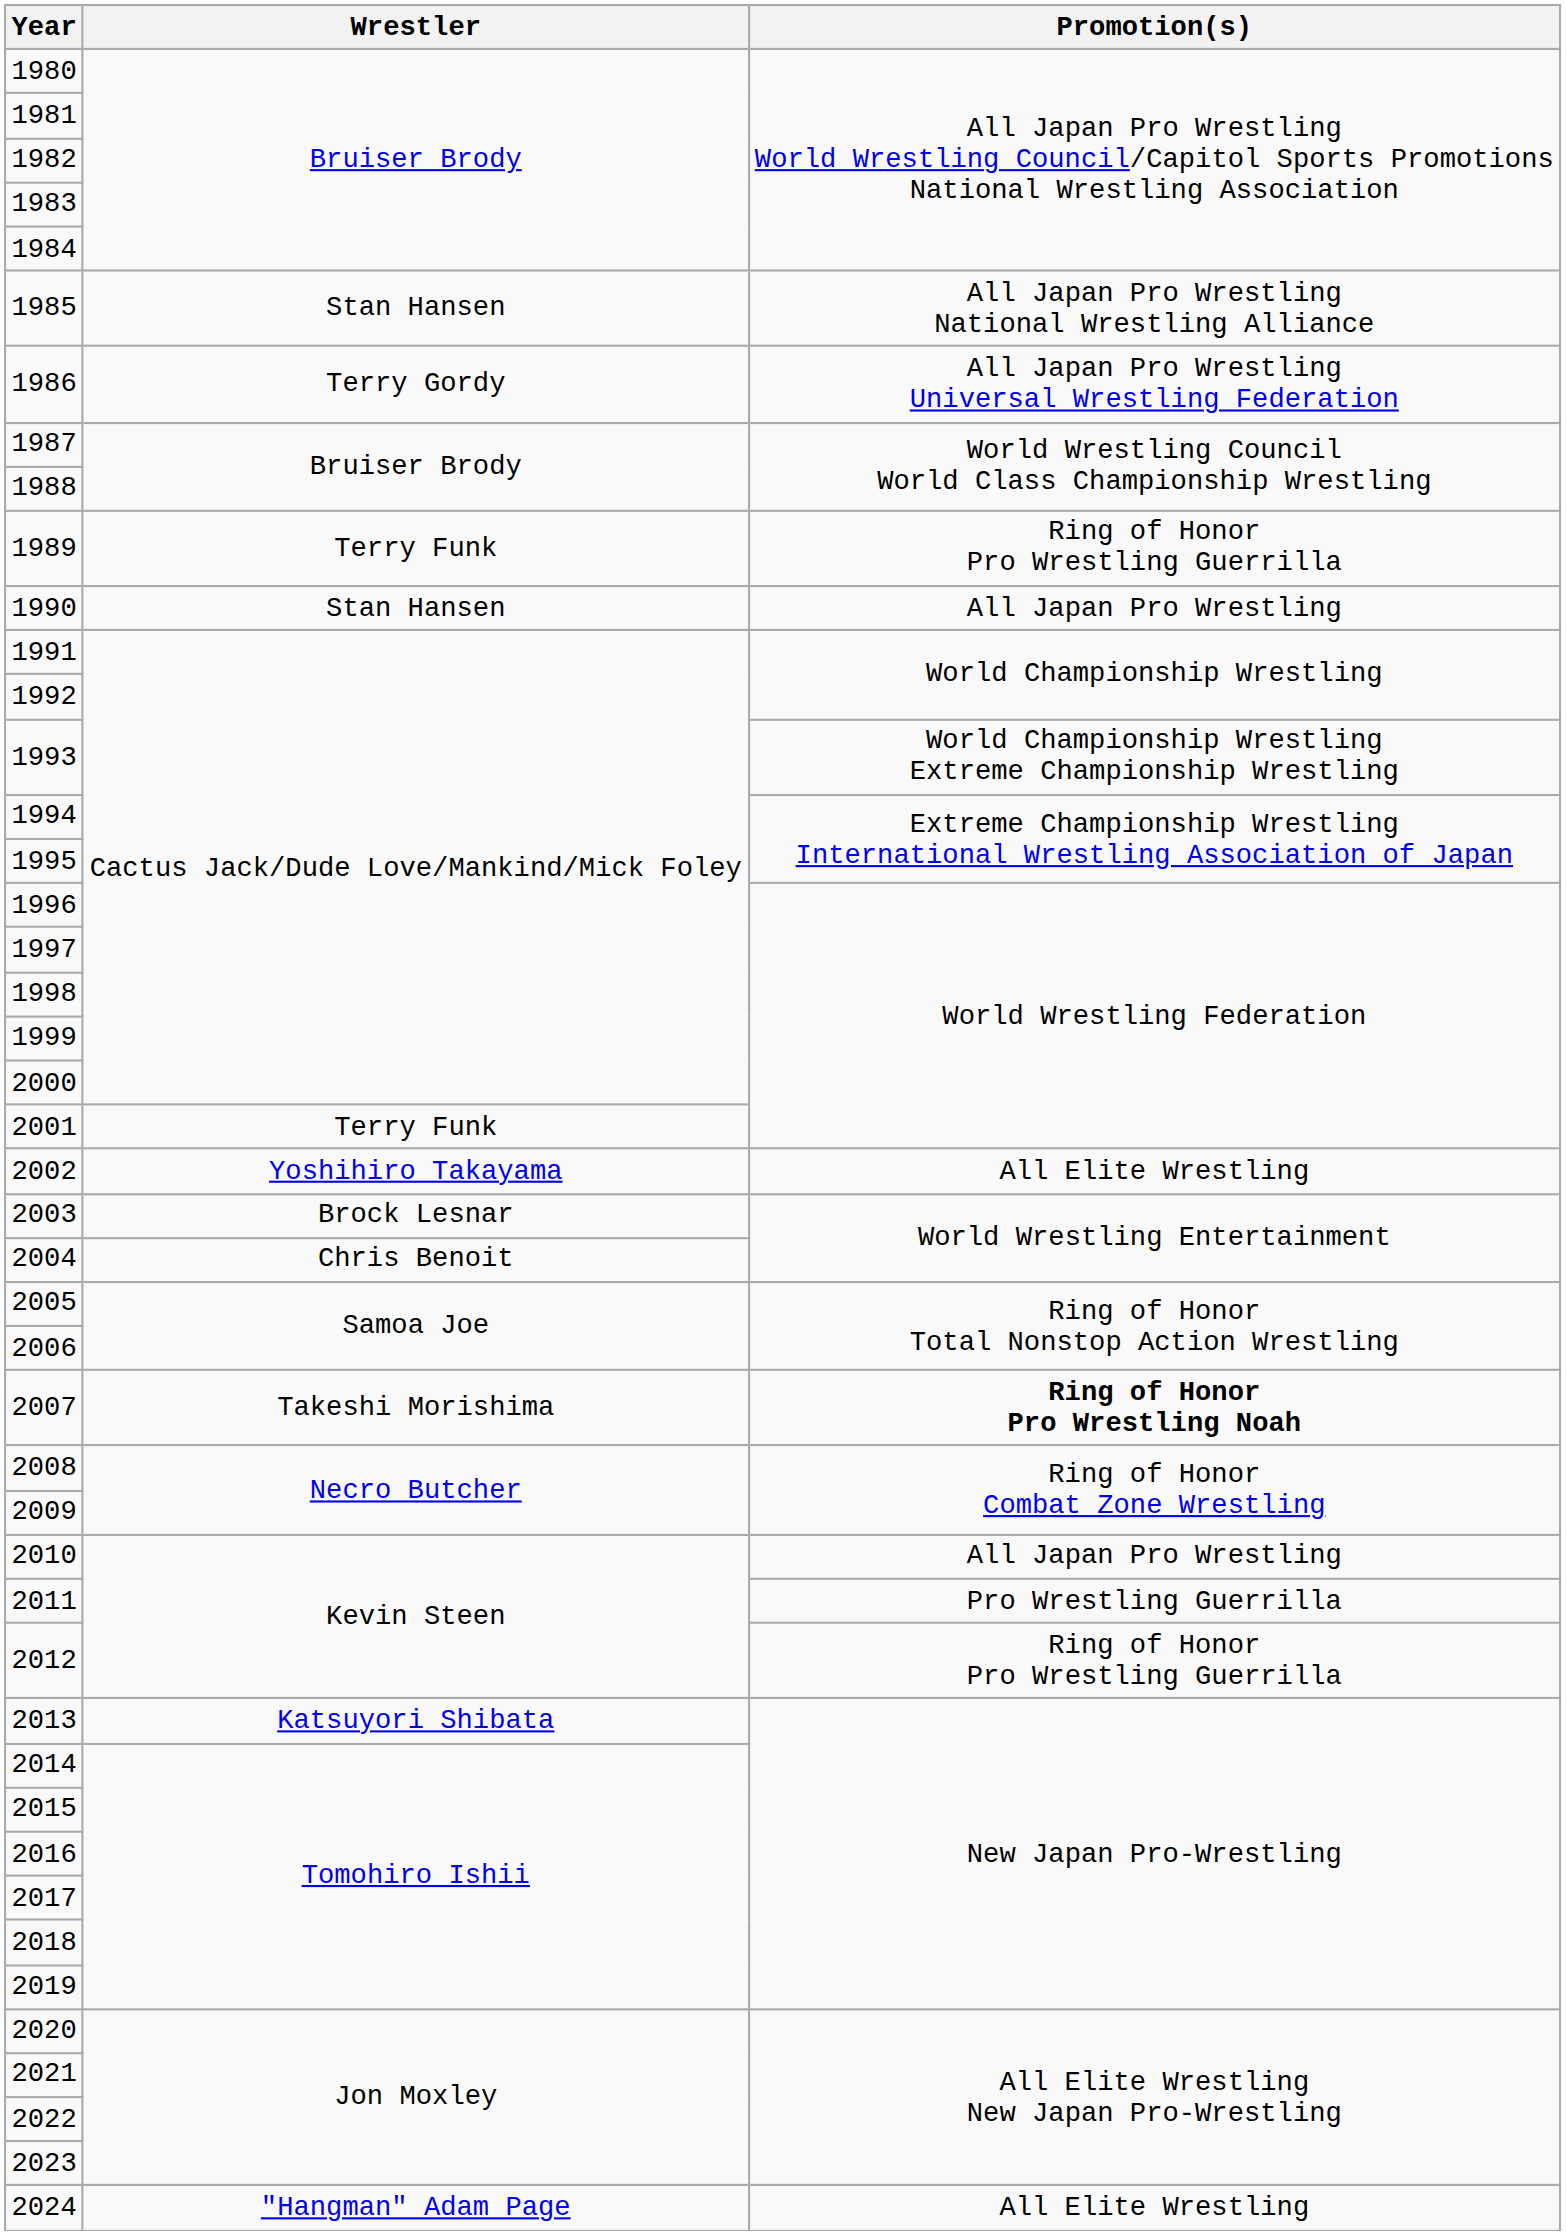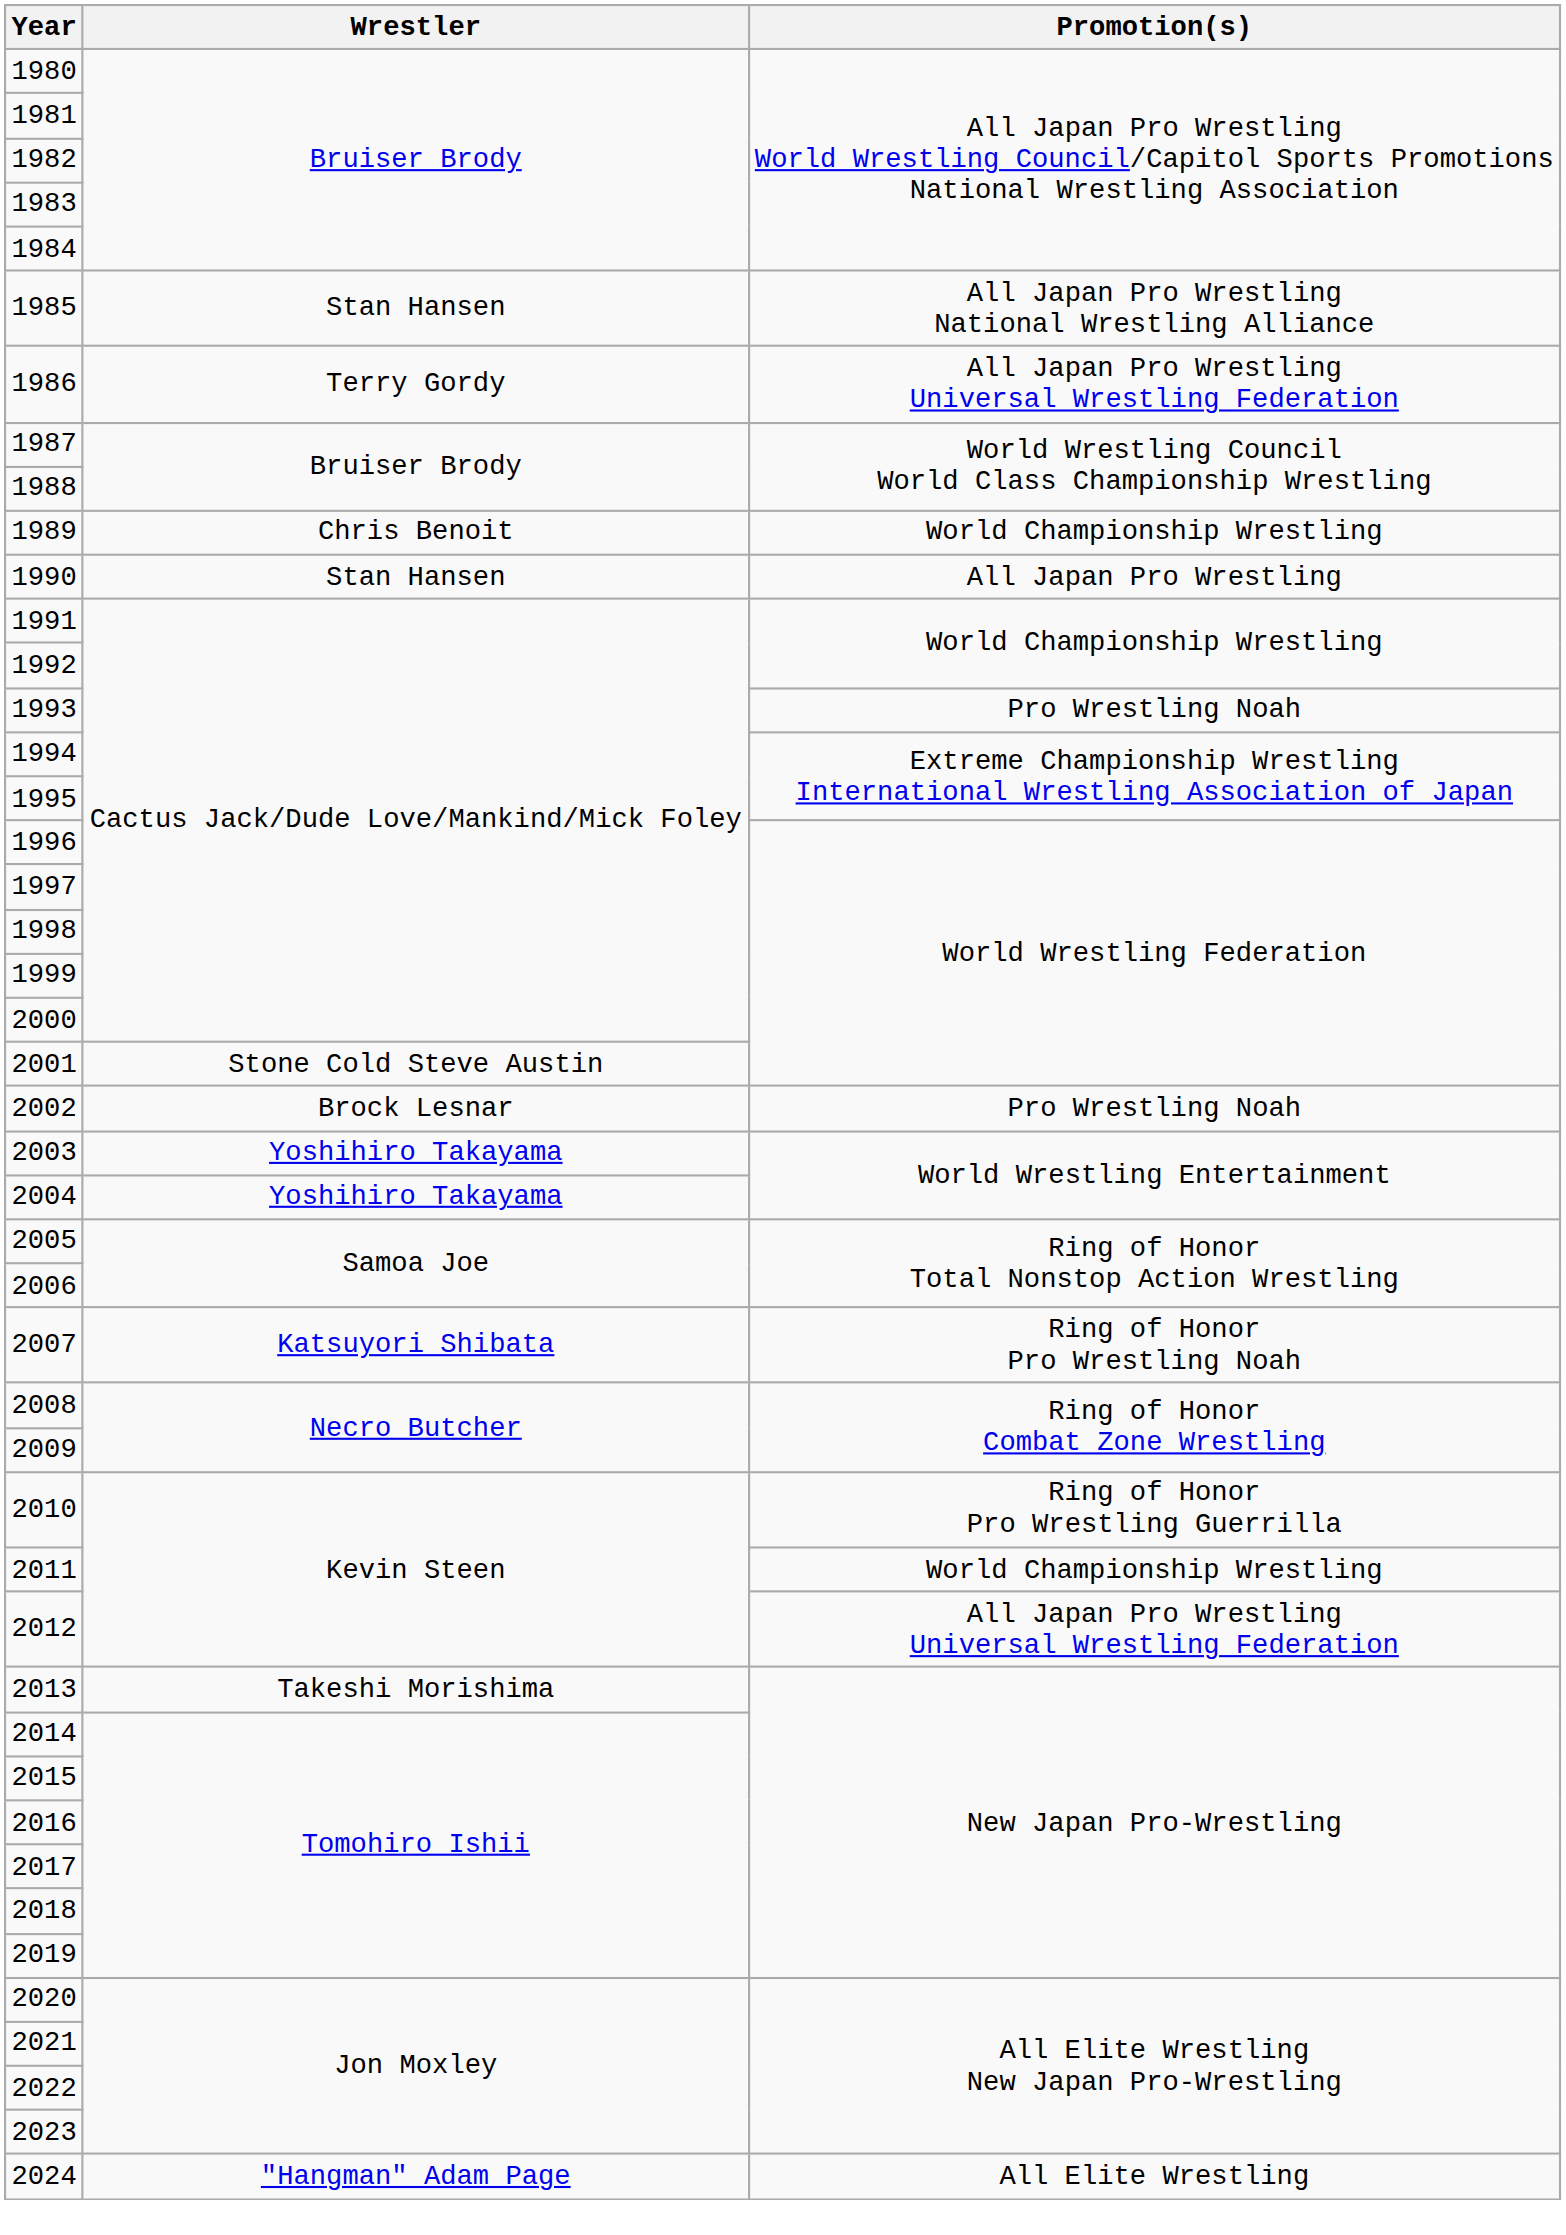(416, 548) Terry Funk -> (416, 533) Chris Benoit
(1154, 548) Ring of Honor Pro Wrestling Guerrilla -> (1154, 533) World Championship Wrestling
(1154, 757) World Championship Wrestling Extreme Championship Wrestling -> (1154, 710) Pro Wrestling Noah
(416, 1127) Terry Funk -> (416, 1064) Stone Cold Steve Austin
(416, 1171) Yoshihiro Takayama -> (416, 1108) Brock Lesnar
(1154, 1171) All Elite Wrestling -> (1154, 1108) Pro Wrestling Noah
(416, 1215) Brock Lesnar -> (416, 1153) Yoshihiro Takayama
(416, 1260) Chris Benoit -> (416, 1197) Yoshihiro Takayama
(416, 1408) Takeshi Morishima -> (416, 1345) Katsuyori Shibata
(1154, 1408) bold -> (1154, 1345) normal
(1154, 1557) All Japan Pro Wrestling -> (1154, 1510) Ring of Honor Pro Wrestling Guerrilla
(1154, 1601) Pro Wrestling Guerrilla -> (1154, 1570) World Championship Wrestling
(1154, 1661) Ring of Honor Pro Wrestling Guerrilla -> (1154, 1630) All Japan Pro Wrestling Universal Wrestling Federation
(416, 1721) Katsuyori Shibata -> (416, 1690) Takeshi Morishima
